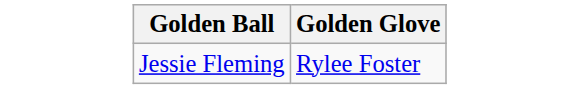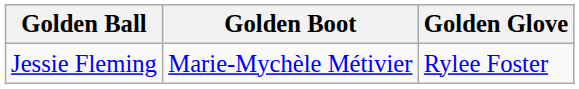+ column: (290, 24)
